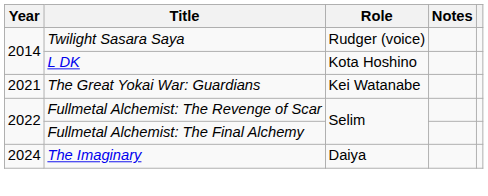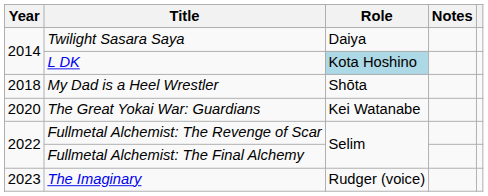(377, 39) Rudger (voice) -> (347, 39) Daiya
(373, 62) no background -> (373, 62) lightblue background
+ row: (133, 86)
(24, 86) 2021 -> (24, 109) 2020
(24, 156) 2024 -> (24, 179) 2023
(347, 156) Daiya -> (377, 179) Rudger (voice)
